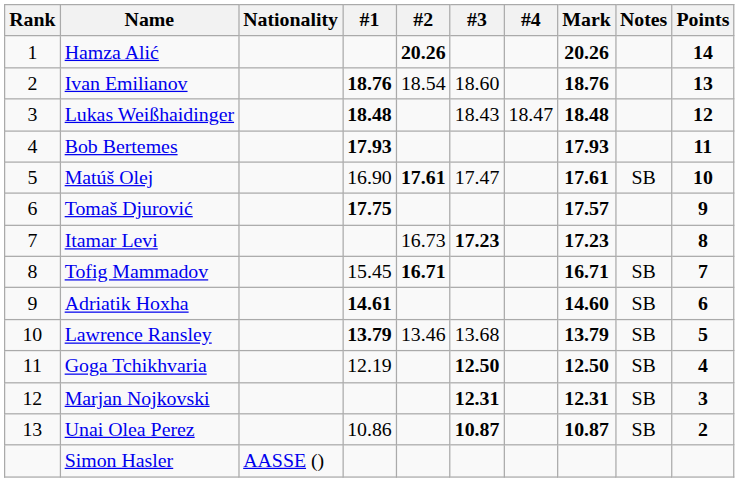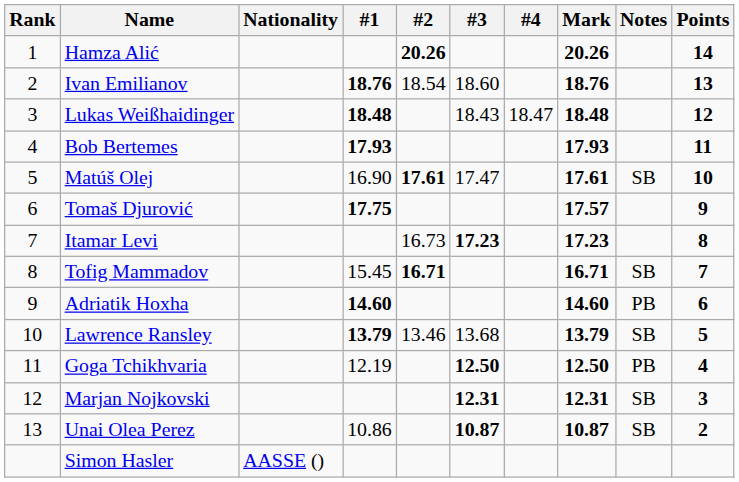(369, 303) 14.61 -> (369, 303) 14.60
(644, 303) SB -> (644, 303) PB
(644, 366) SB -> (644, 366) PB
